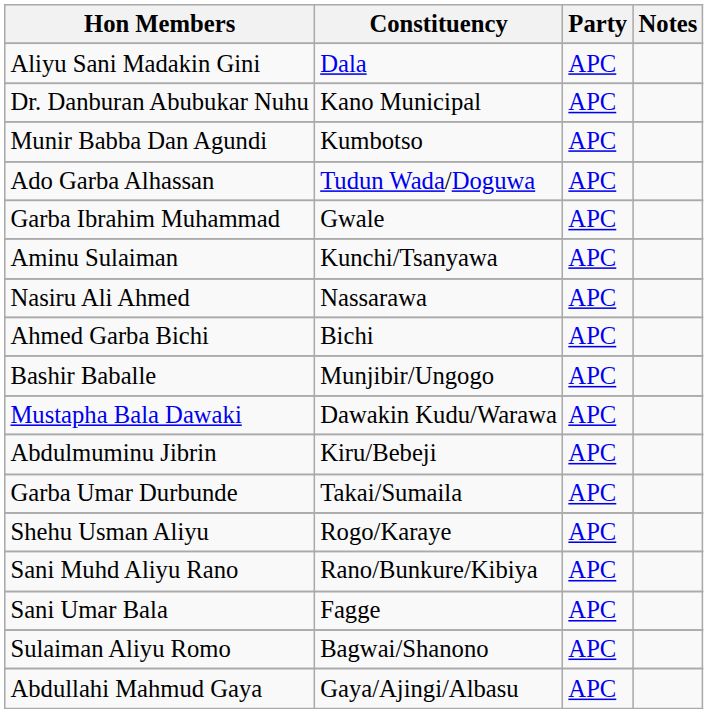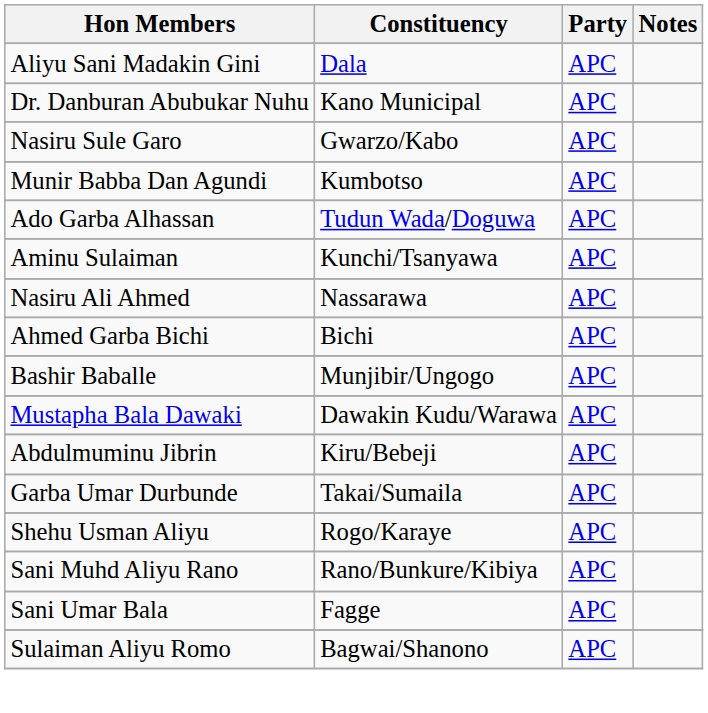+ row: (96, 141)
- row: (145, 219)
- row: (136, 688)
